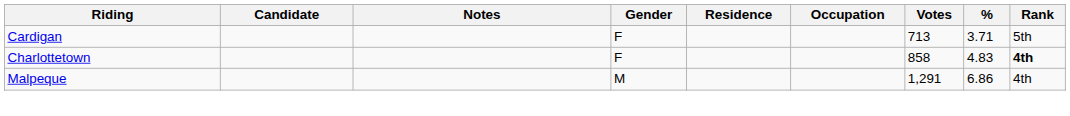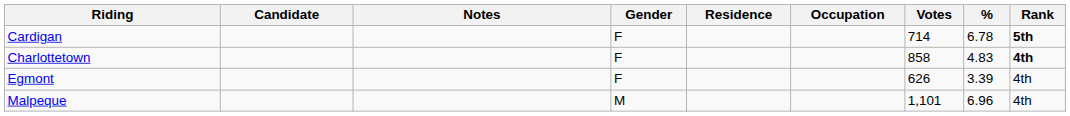(919, 36) 713 -> (919, 36) 714
(980, 36) 3.71 -> (980, 36) 6.78
(1022, 36) normal -> (1023, 36) bold
+ row: (31, 79)
(925, 79) 1,291 -> (925, 100) 1,101
(980, 79) 6.86 -> (980, 100) 6.96
